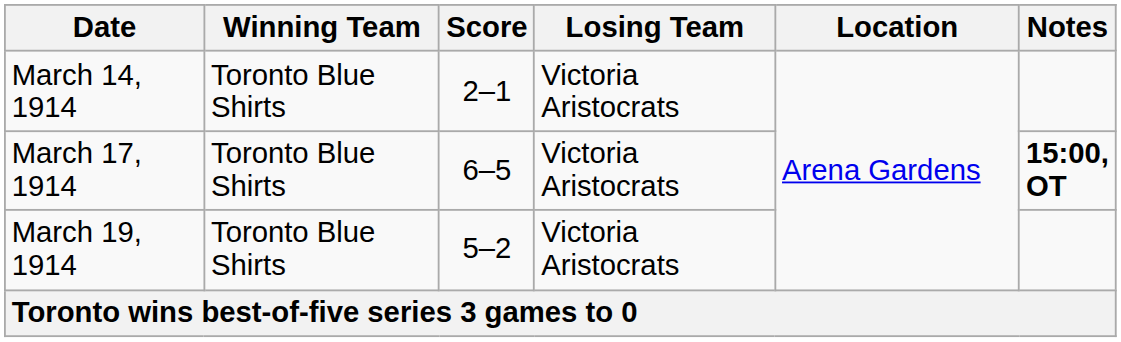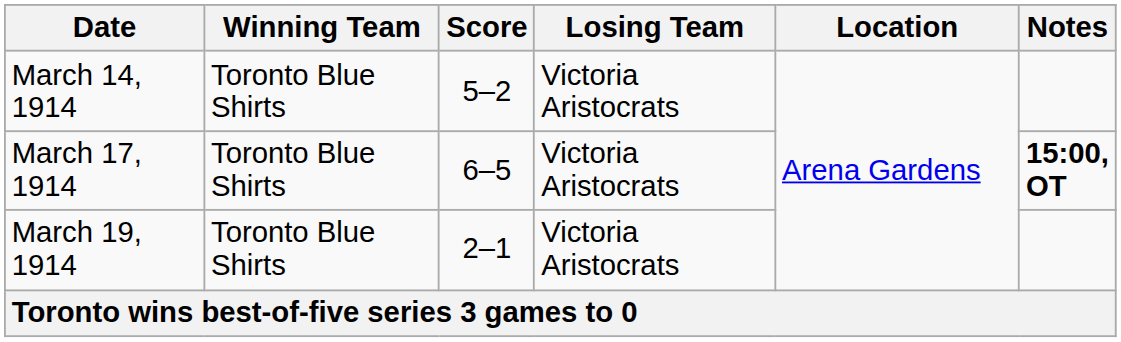(487, 90) 2–1 -> (487, 90) 5–2
(487, 249) 5–2 -> (487, 249) 2–1
